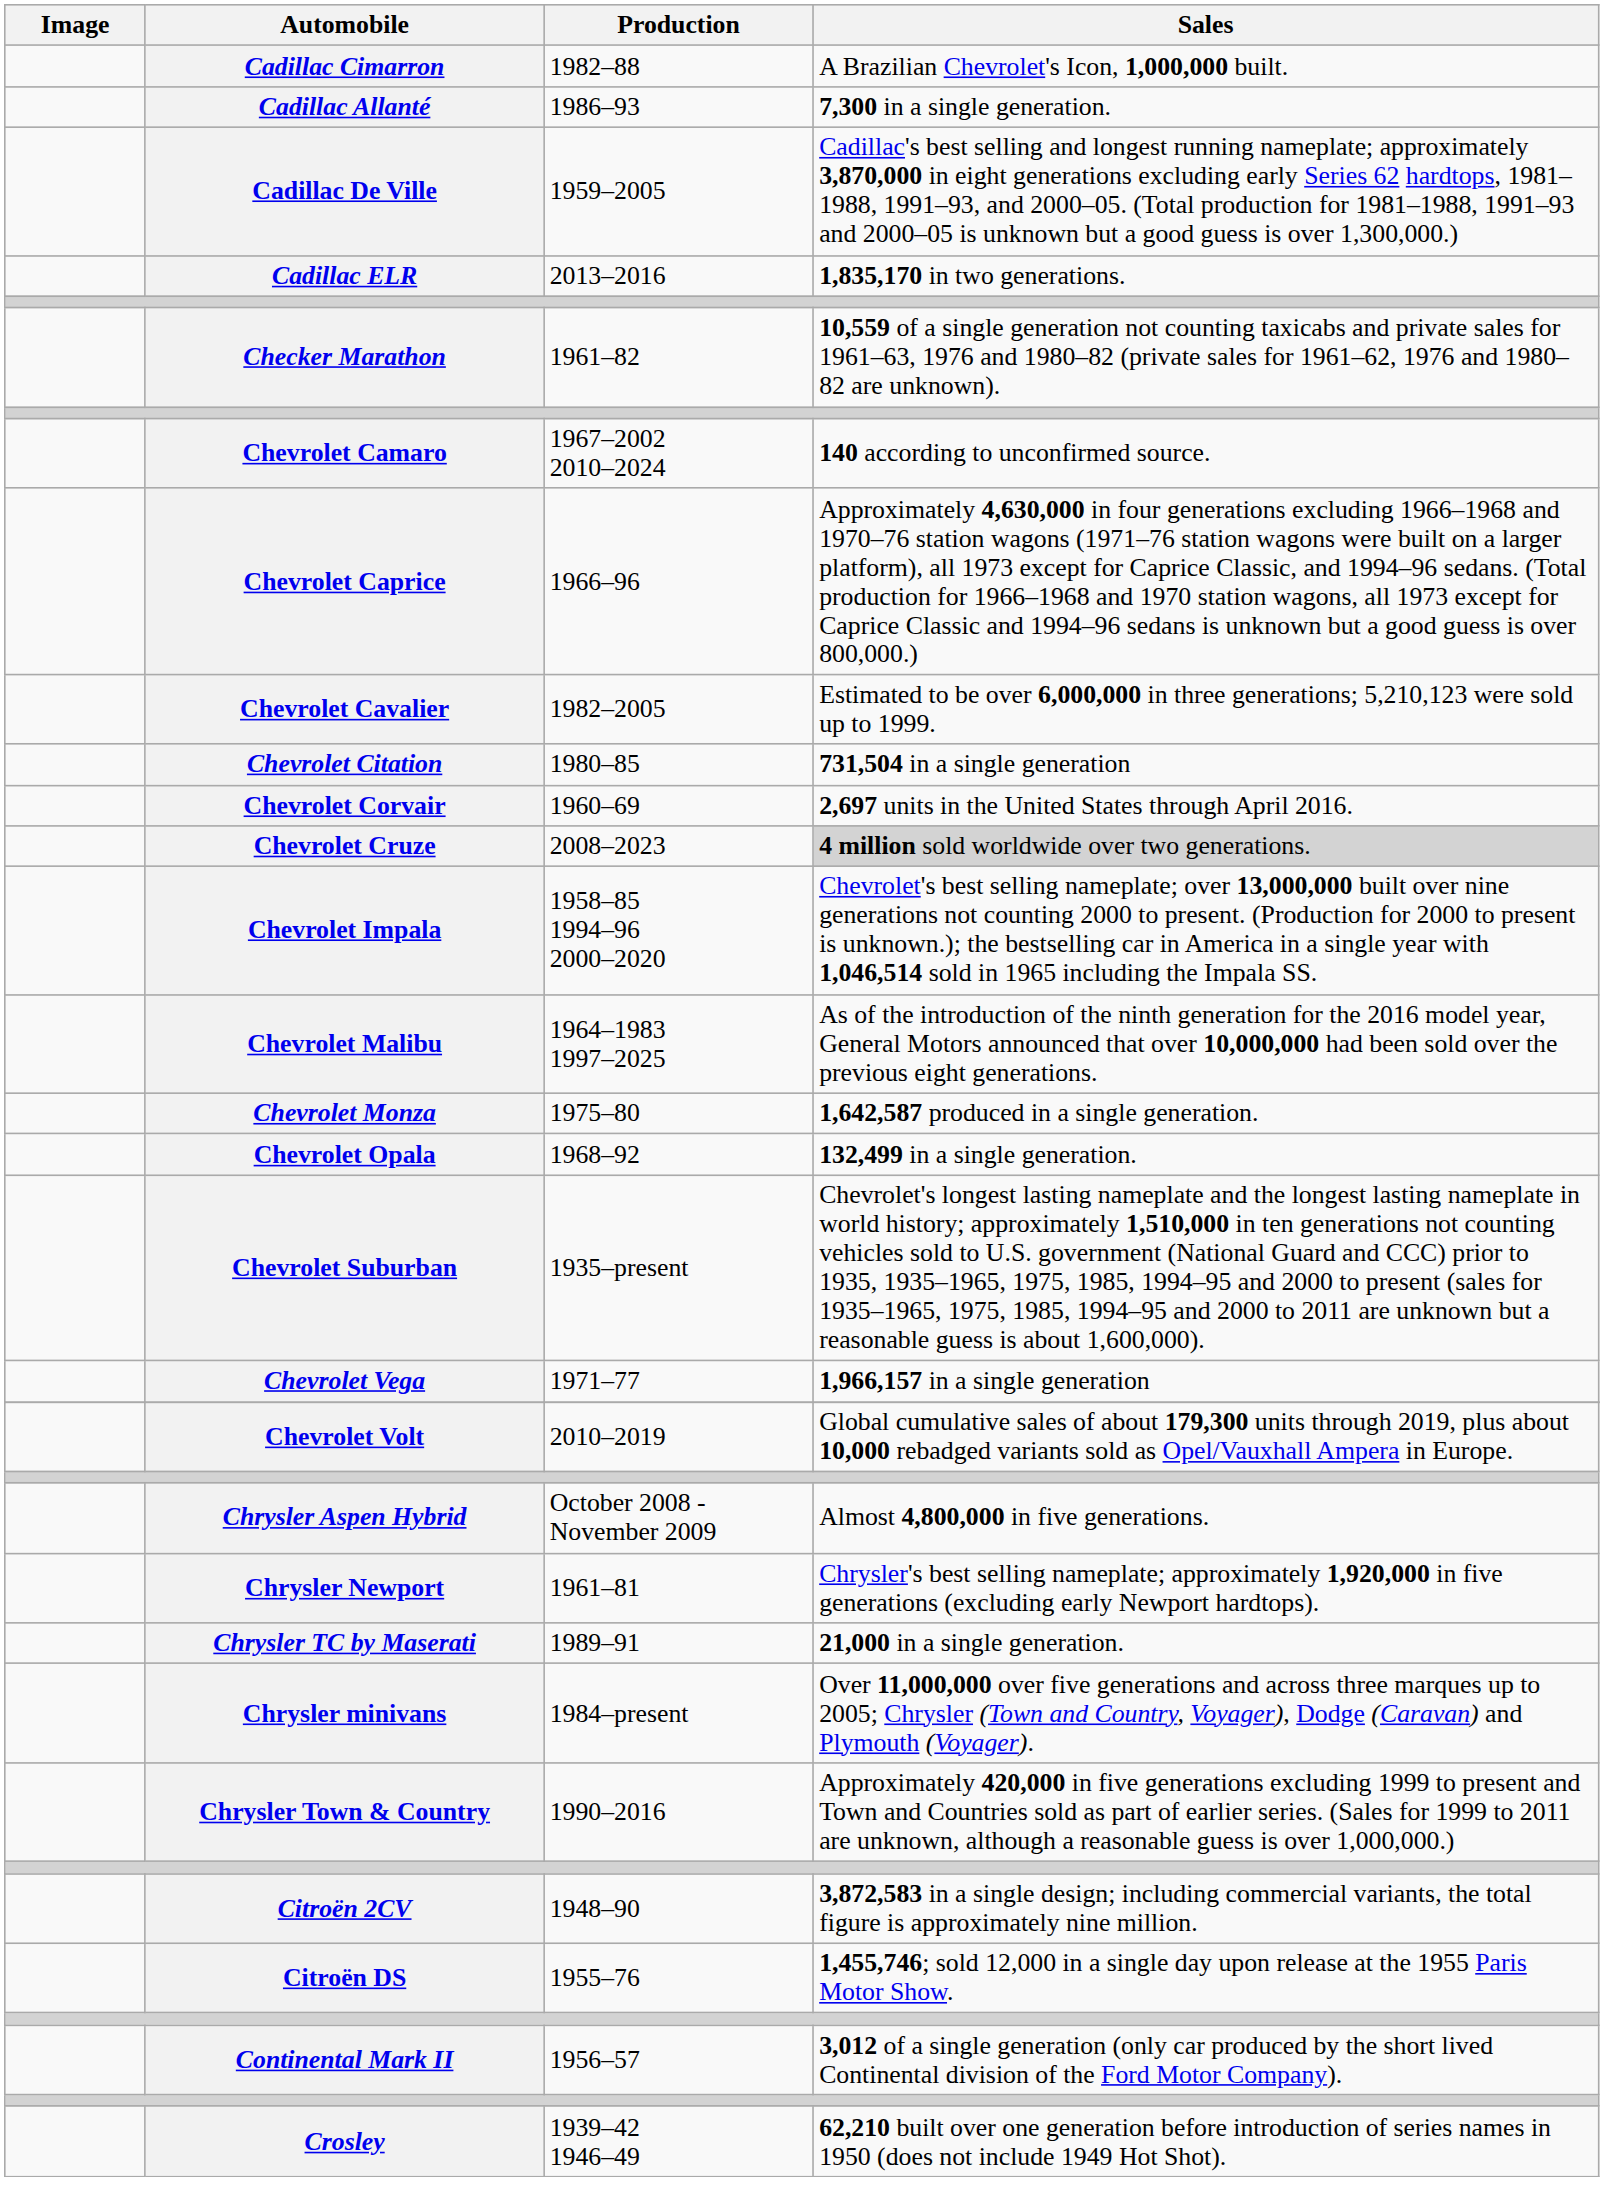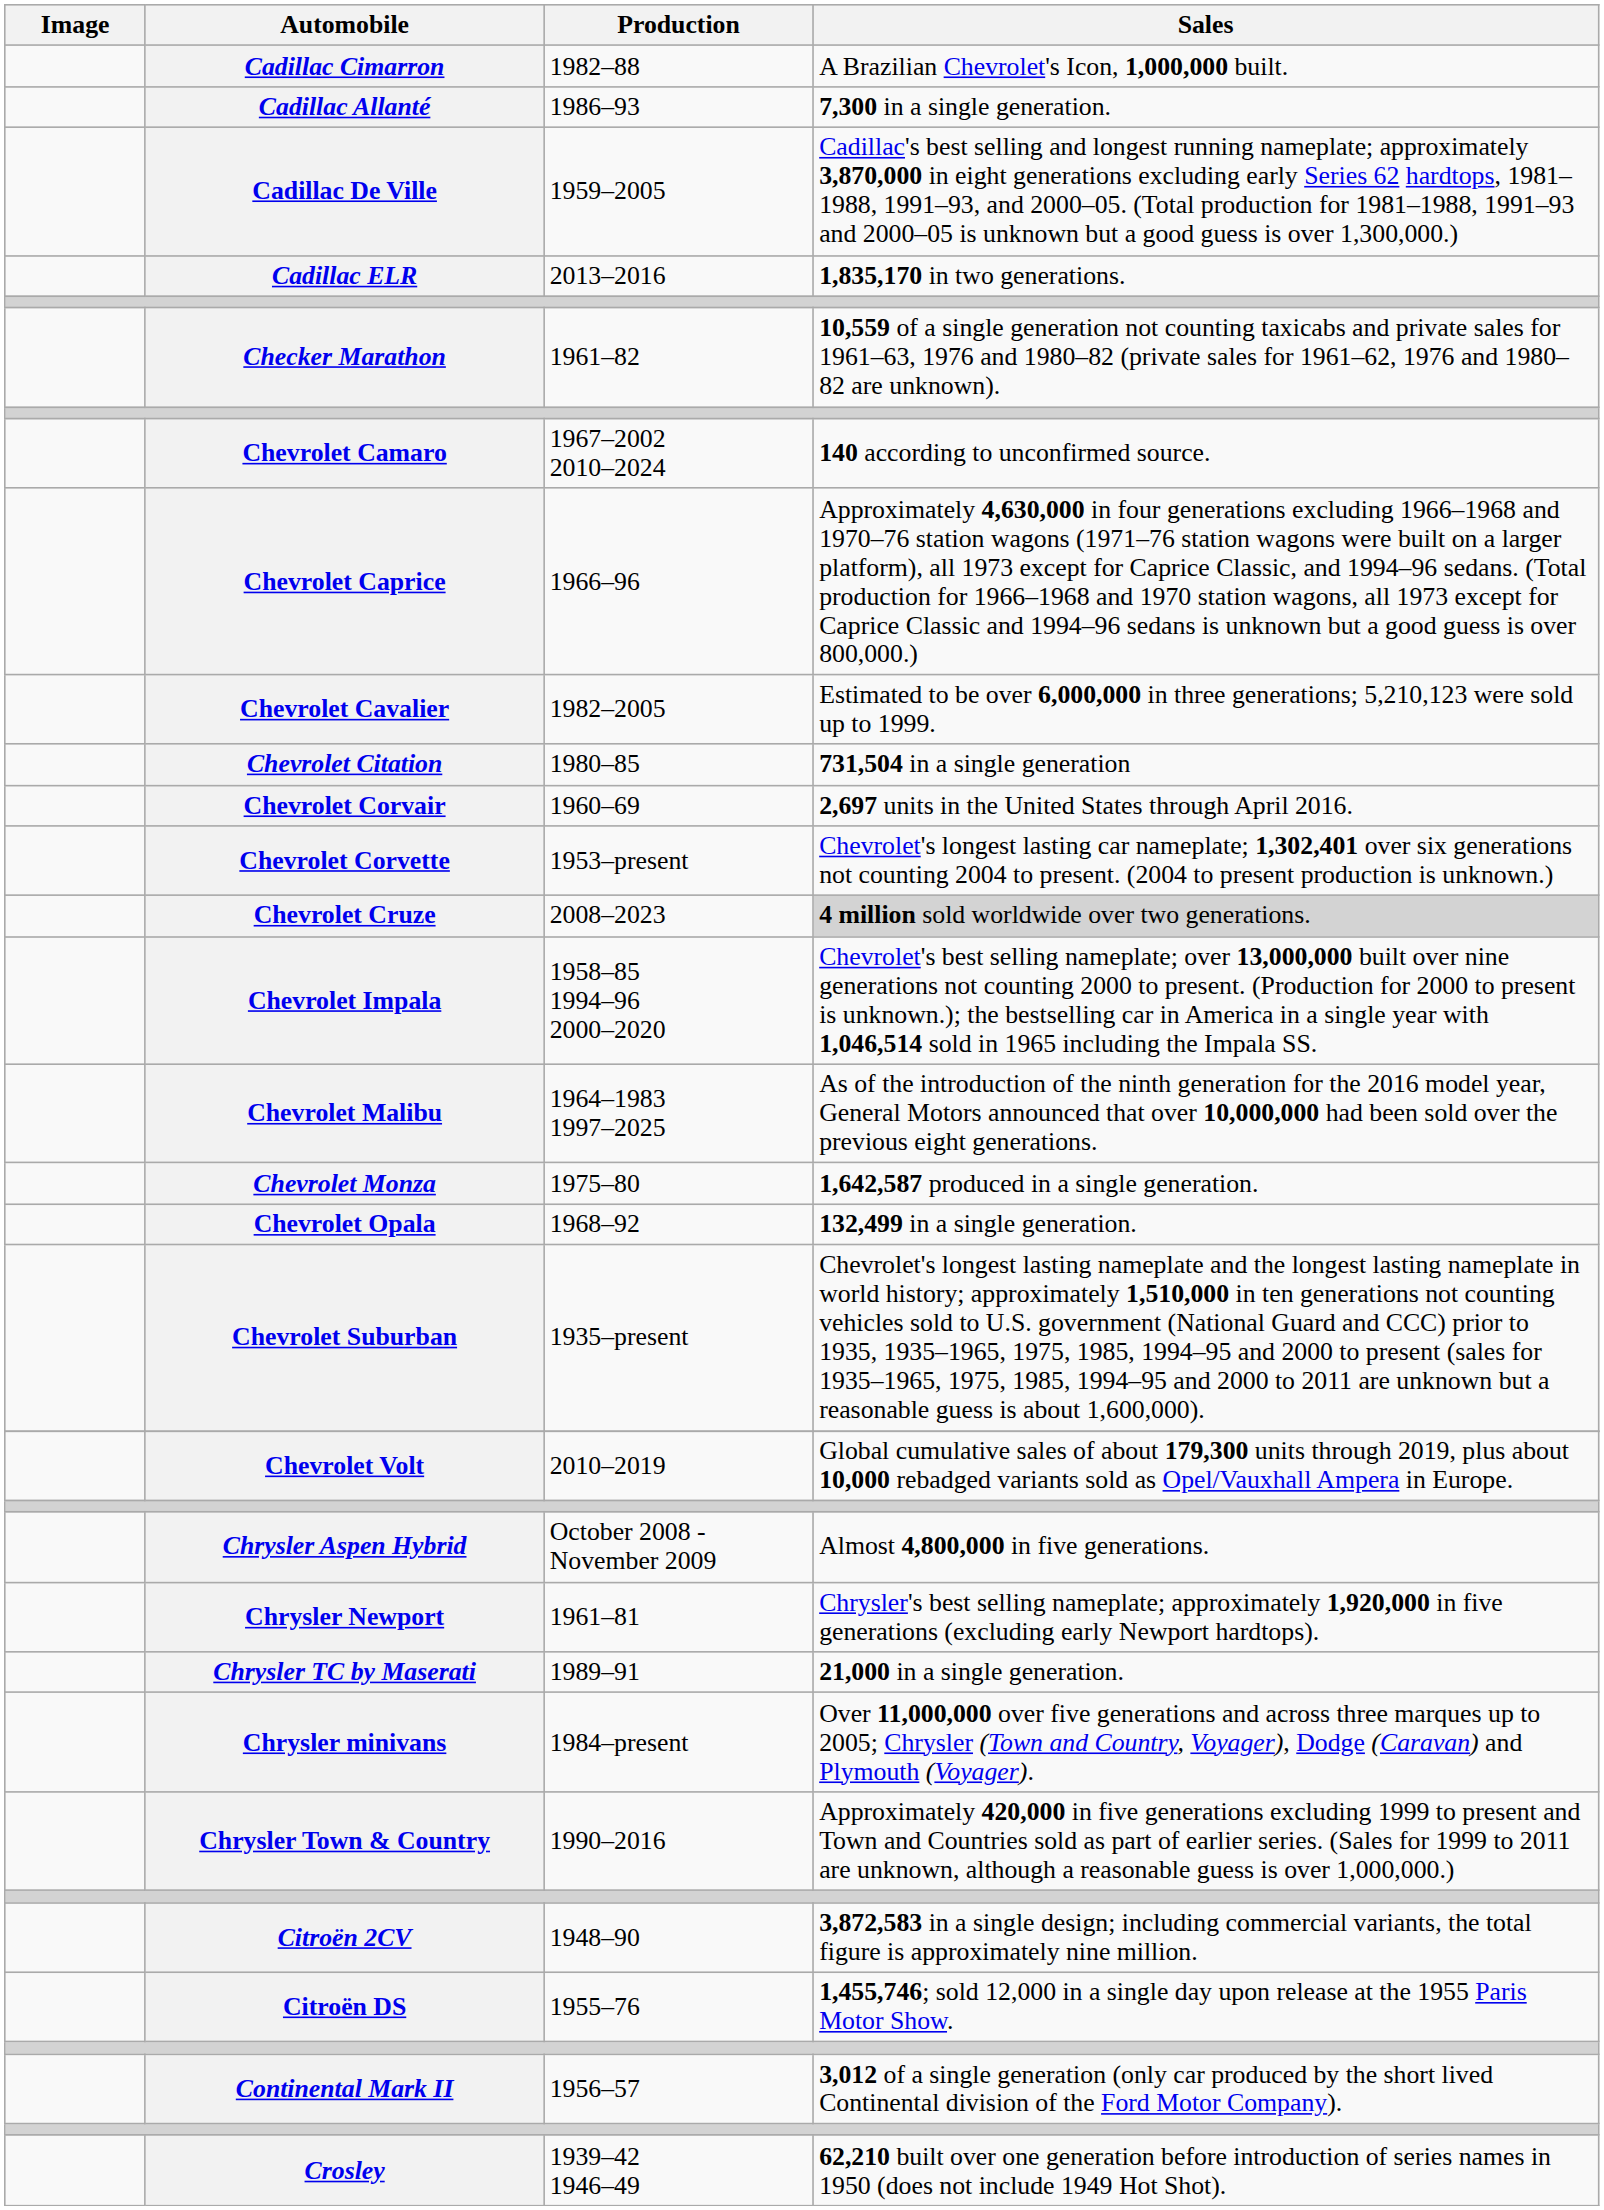+ row: (345, 860)
- row: (345, 1380)
